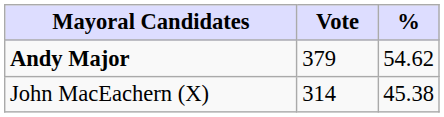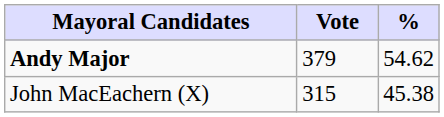(319, 93) 314 -> (319, 93) 315
